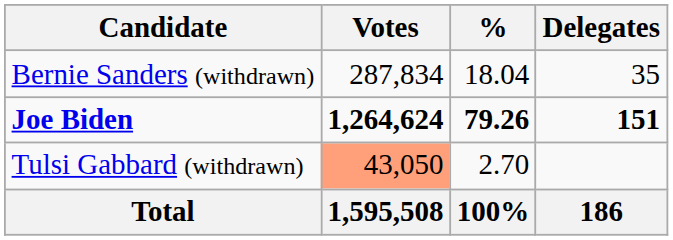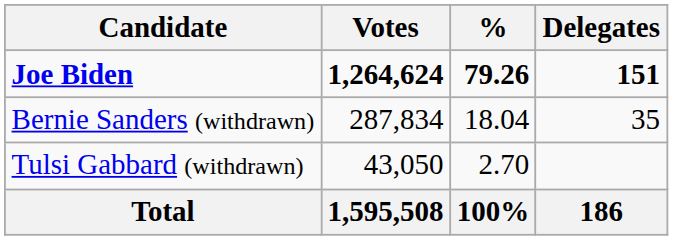rows swapped: (72, 119) <-> (163, 73)
(404, 165) lightsalmon background -> (404, 165) no background
